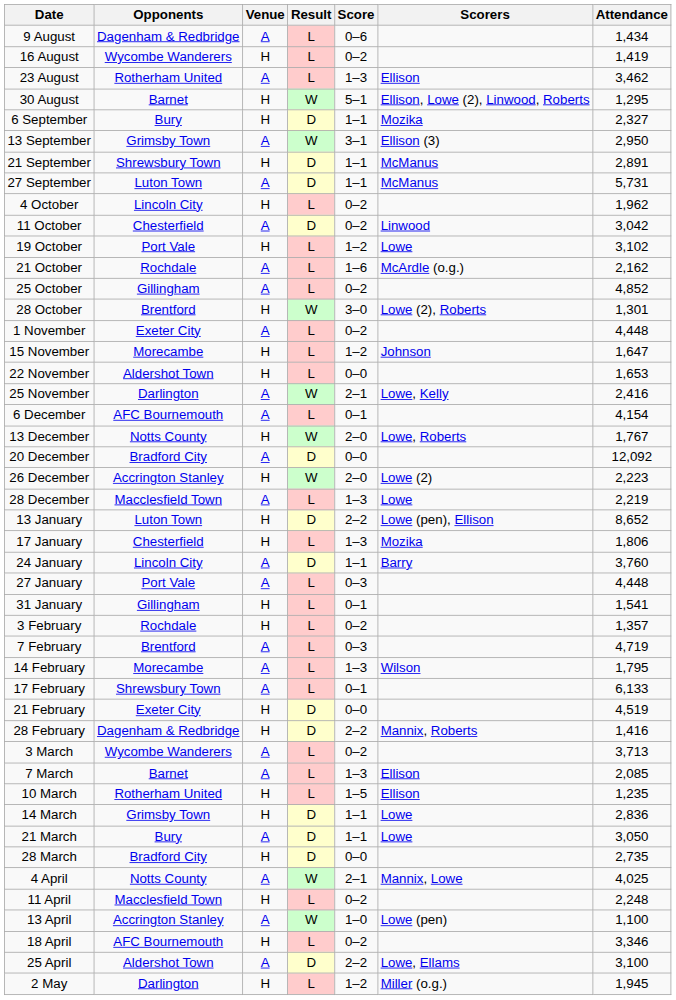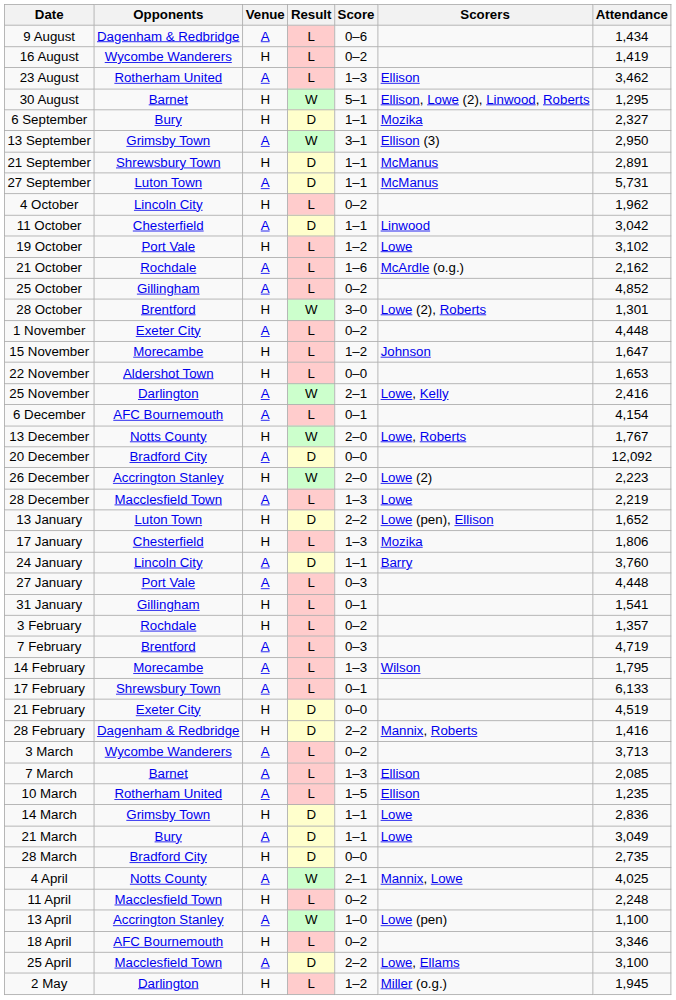(356, 225) 0–2 -> (356, 225) 1–1
(632, 520) 8,652 -> (632, 520) 1,652
(265, 794) H -> (265, 794) A
(632, 836) 3,050 -> (632, 836) 3,049
(168, 962) Aldershot Town -> (168, 962) Macclesfield Town
